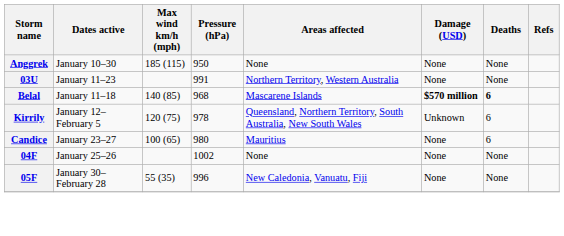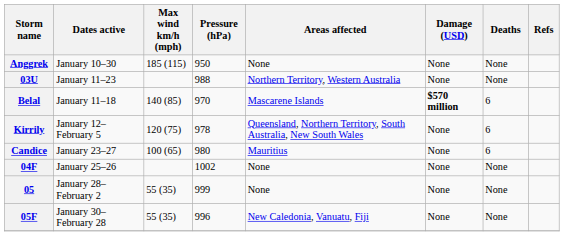(201, 79) 991 -> (203, 79) 988
(201, 95) 968 -> (203, 101) 970
(488, 95) bold -> (488, 101) normal
(444, 117) Unknown -> (439, 129) None
+ row: (29, 189)
